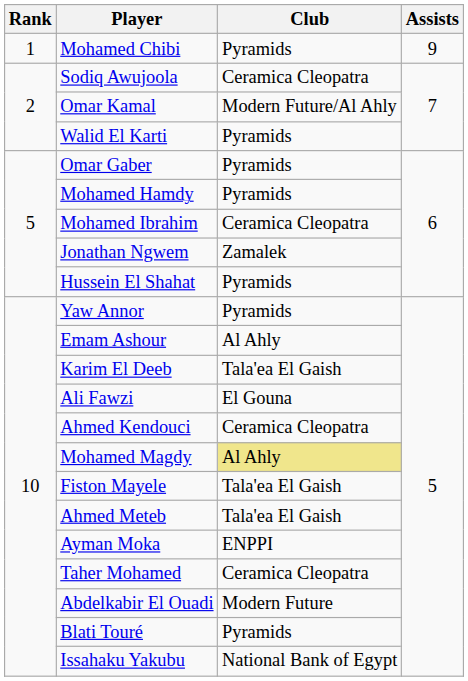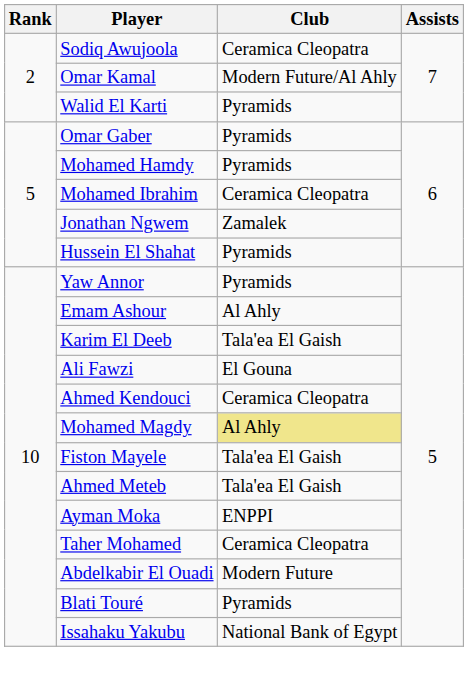- row: (120, 48)
